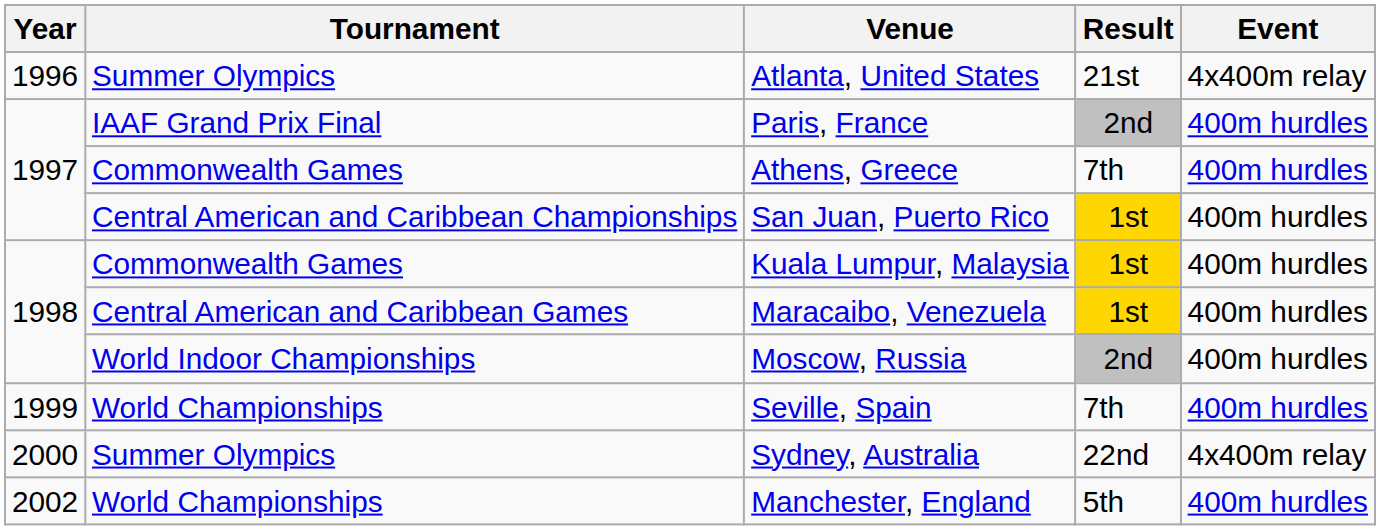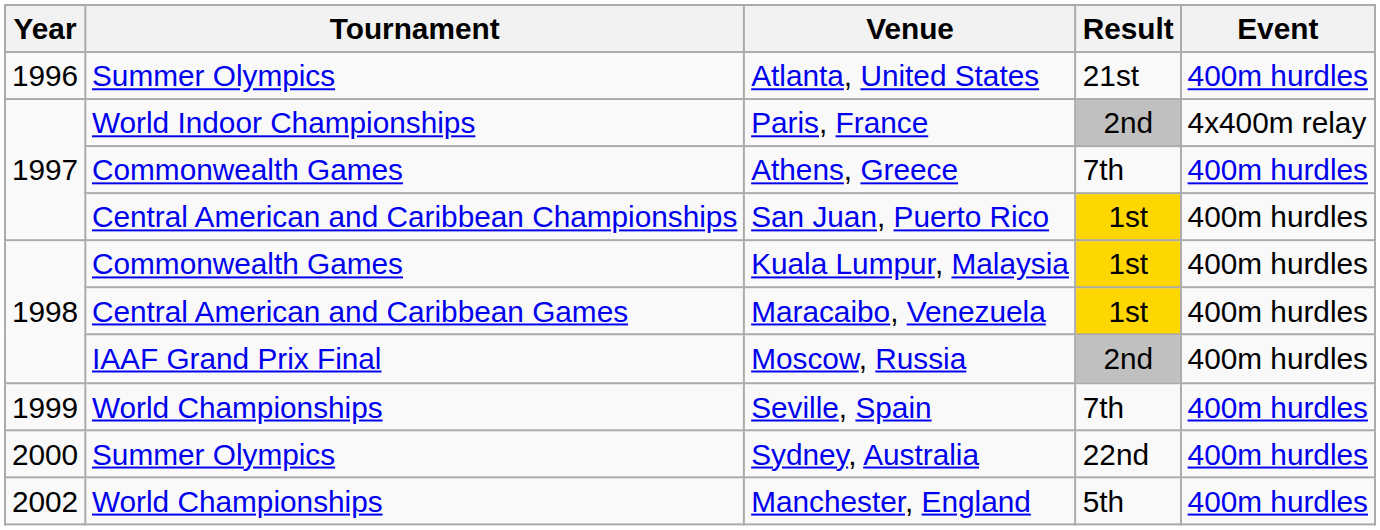(1277, 76) 4x400m relay -> (1278, 76) 400m hurdles
(237, 123) IAAF Grand Prix Final -> (284, 123) World Indoor Championships
(1278, 123) 400m hurdles -> (1277, 123) 4x400m relay
(284, 359) World Indoor Championships -> (237, 359) IAAF Grand Prix Final
(1277, 453) 4x400m relay -> (1278, 453) 400m hurdles
